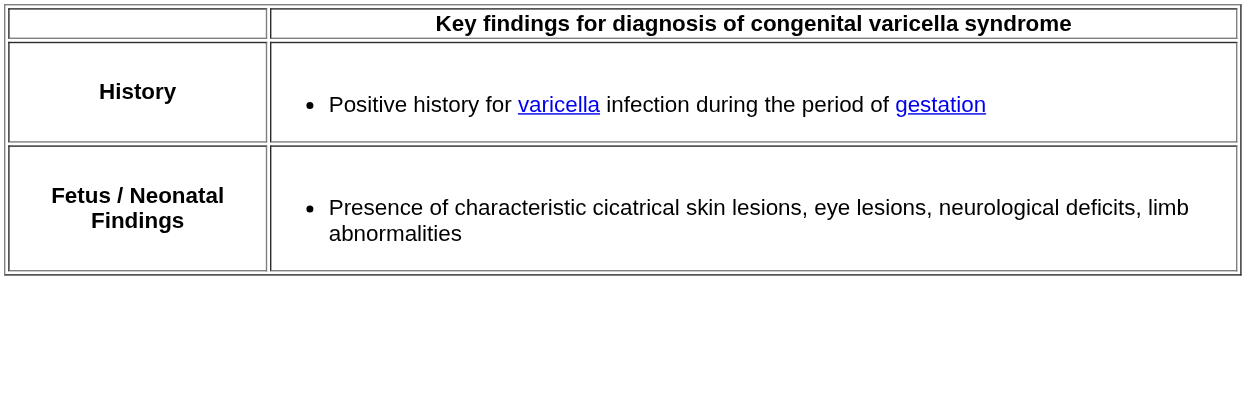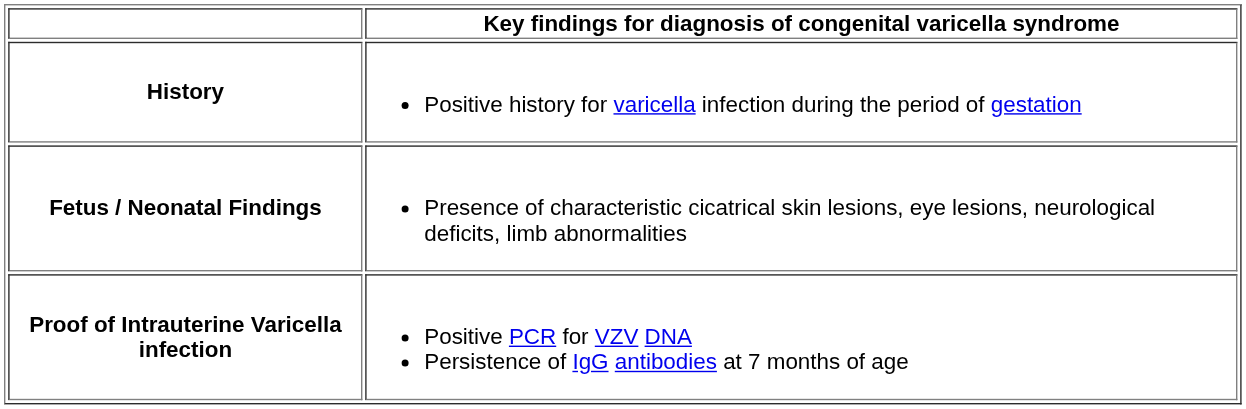+ row: (185, 336)
